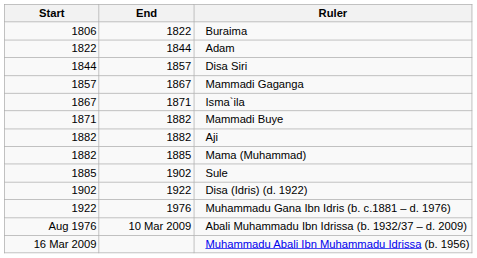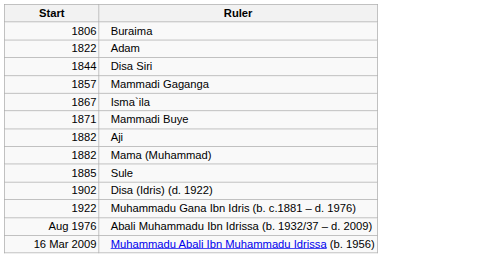- column: (146, 13)
